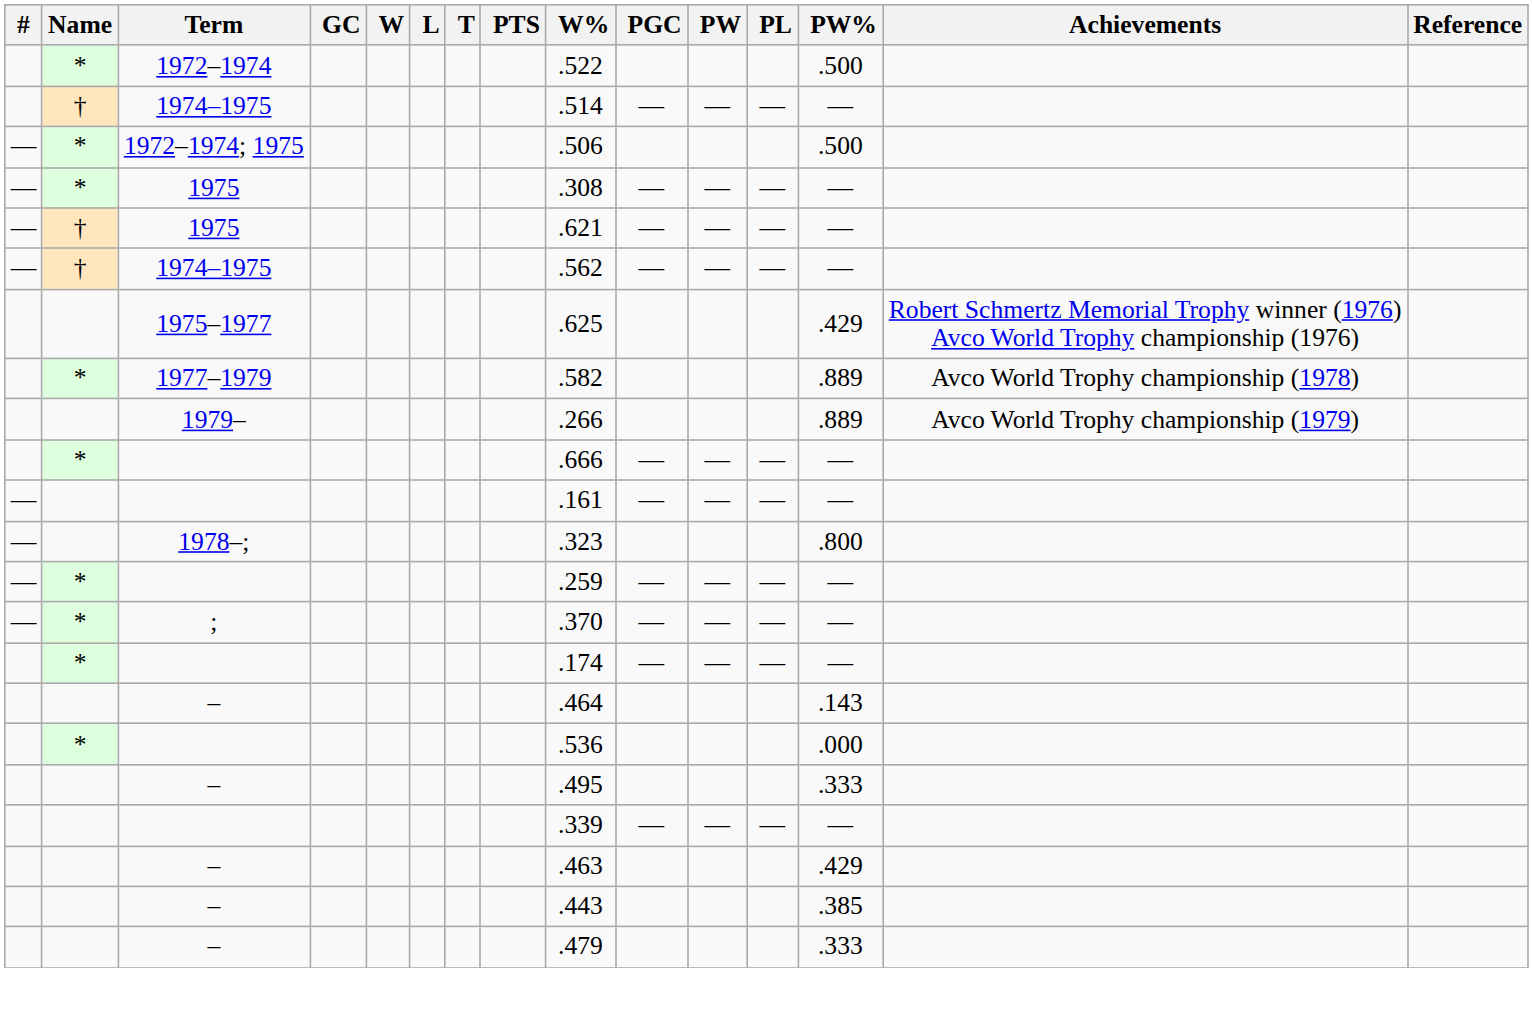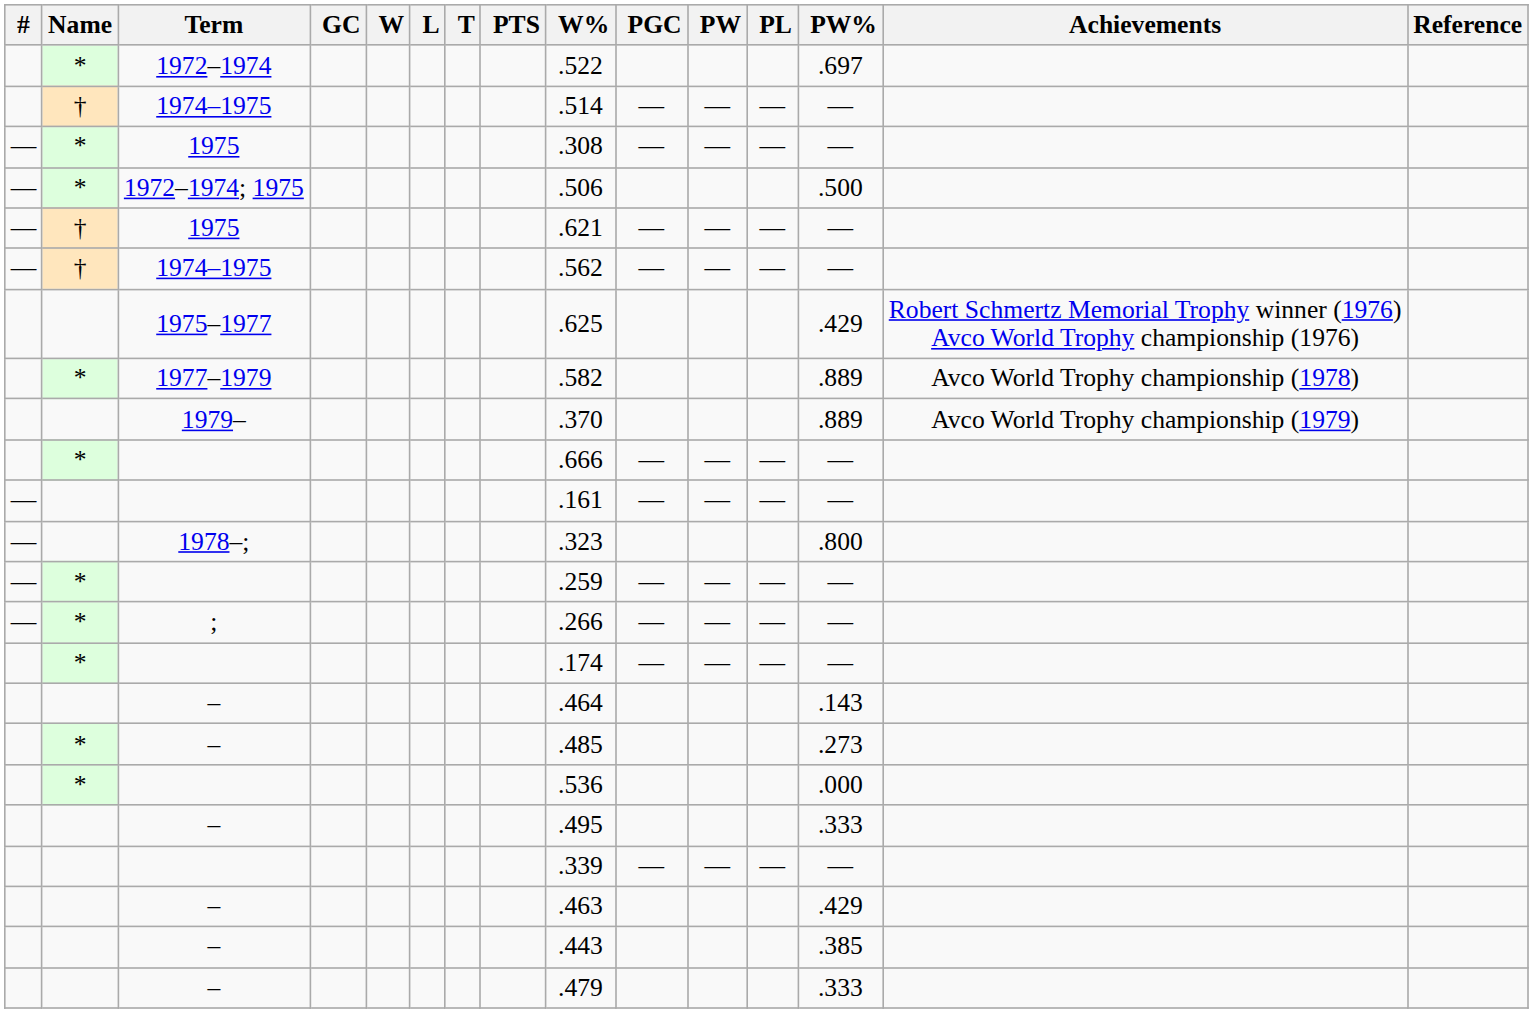(840, 65) .500 -> (840, 65) .697
rows swapped: (80, 187) <-> (80, 146)
(581, 418) .266 -> (581, 418) .370
(581, 622) .370 -> (581, 622) .266
+ row: (80, 743)
